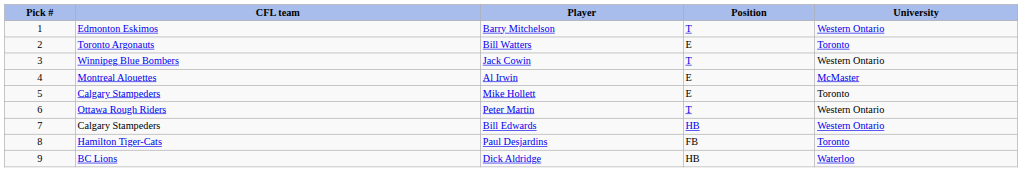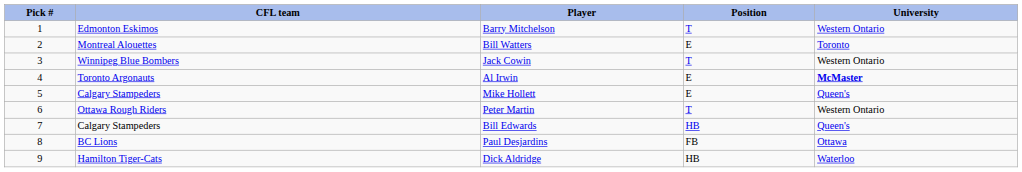(116, 45) Toronto Argonauts -> (117, 45) Montreal Alouettes
(117, 77) Montreal Alouettes -> (116, 77) Toronto Argonauts
(838, 77) normal -> (840, 77) bold
(833, 93) Toronto -> (833, 93) Queen's
(851, 126) Western Ontario -> (833, 126) Queen's
(120, 142) Hamilton Tiger-Cats -> (97, 142) BC Lions
(833, 142) Toronto -> (832, 142) Ottawa
(97, 158) BC Lions -> (120, 158) Hamilton Tiger-Cats
